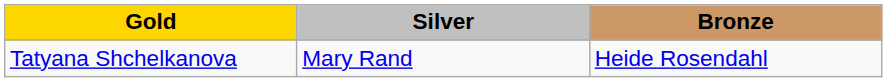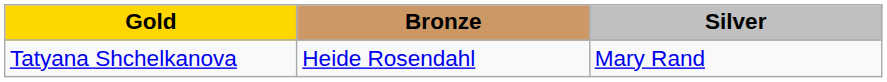columns swapped: (443, 22) <-> (736, 22)
